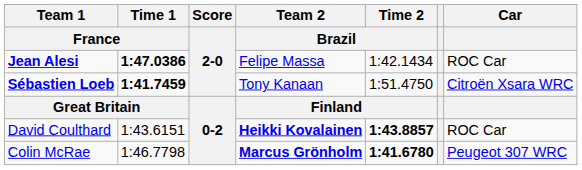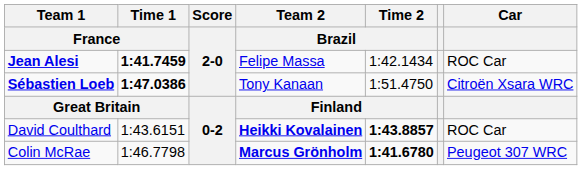(153, 61) 1:47.0386 -> (153, 61) 1:41.7459
(153, 84) 1:41.7459 -> (153, 84) 1:47.0386
